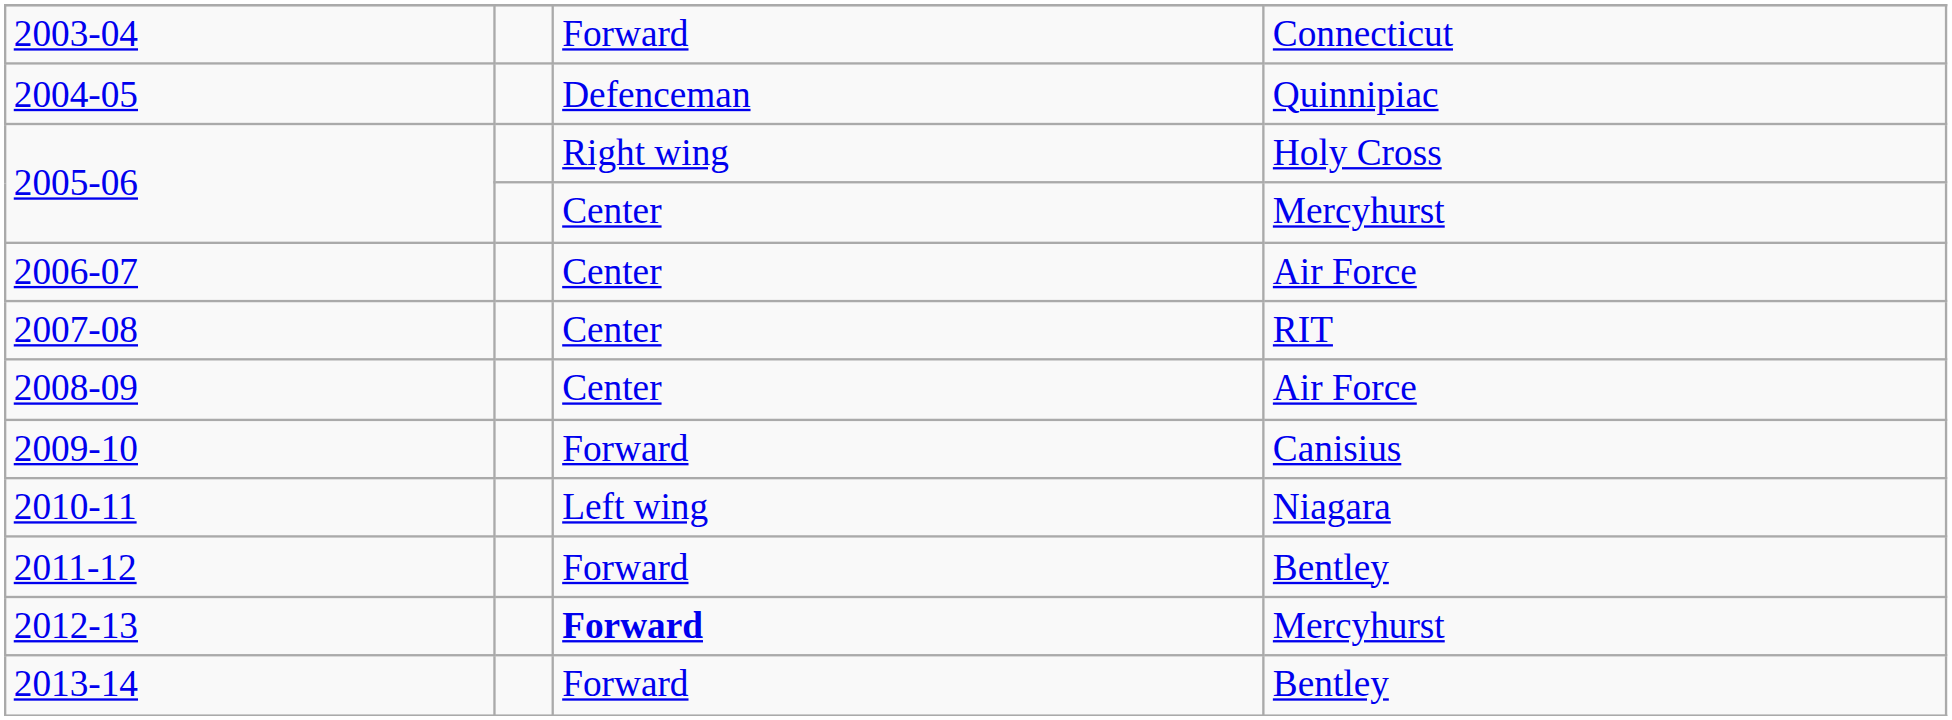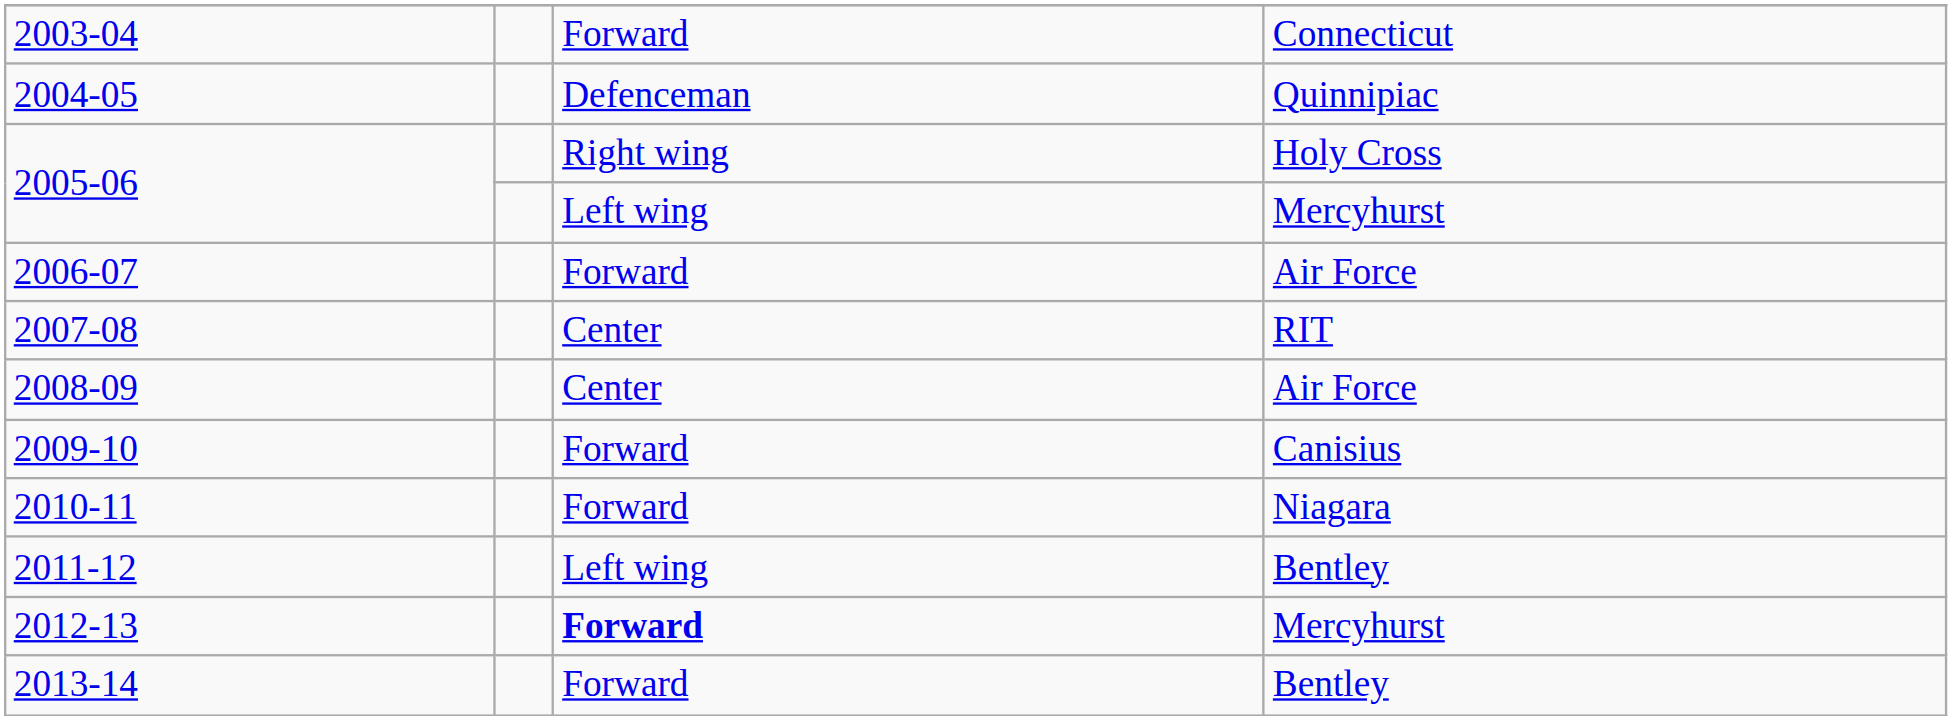(612, 211) Center -> (635, 211) Left wing
(612, 270) Center -> (625, 270) Forward
(635, 507) Left wing -> (625, 507) Forward
(625, 566) Forward -> (635, 566) Left wing
